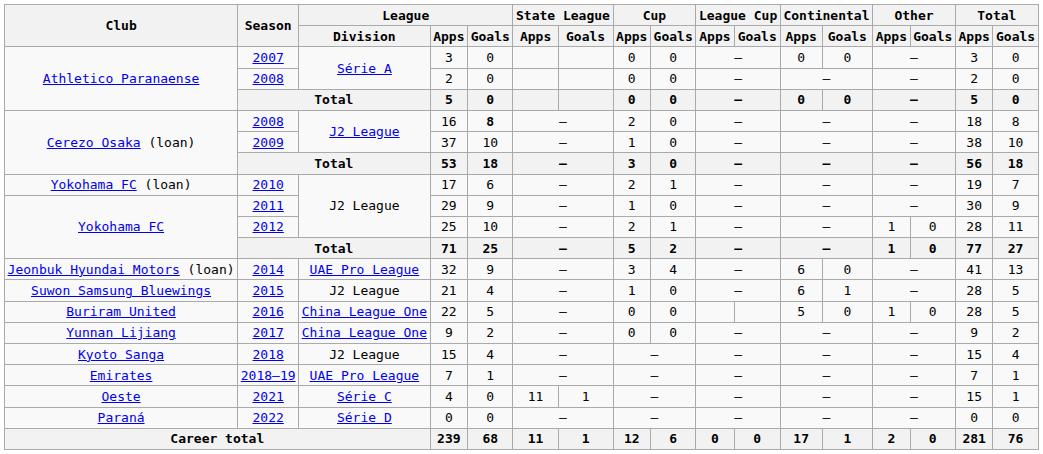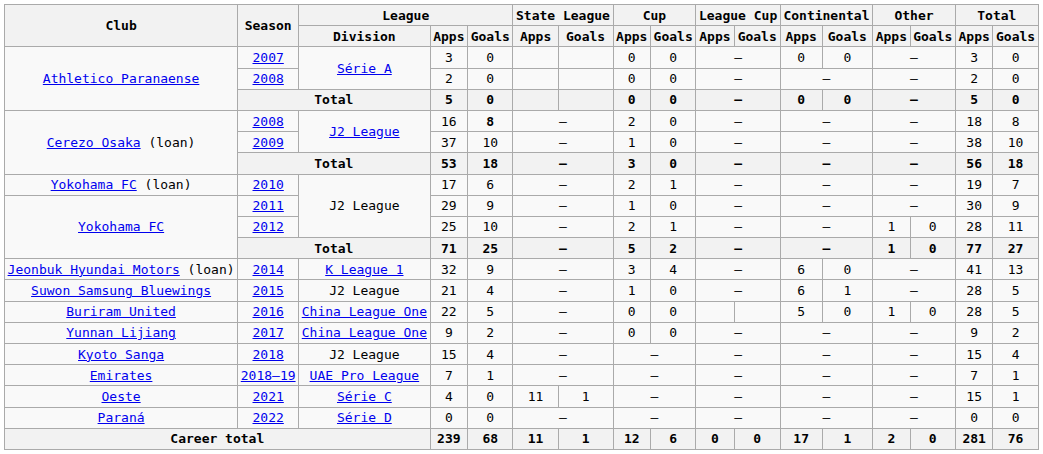(364, 269) UAE Pro League -> (364, 269) K League 1
